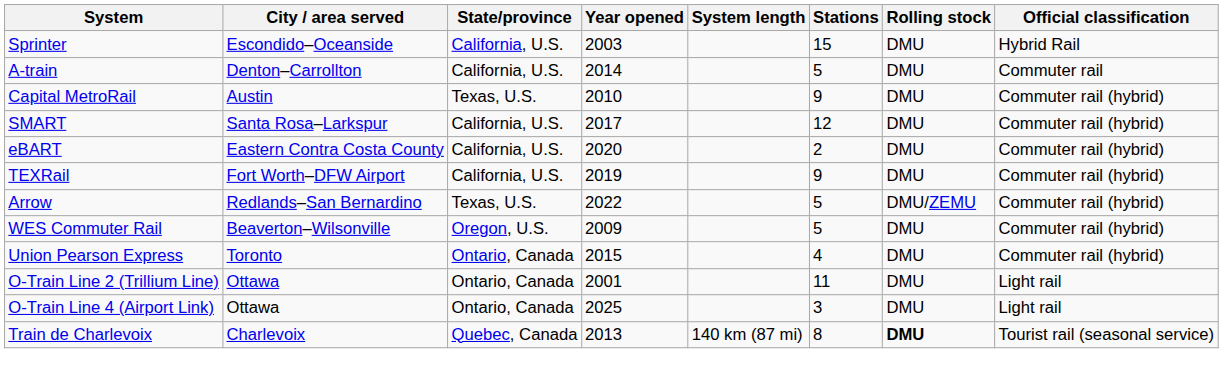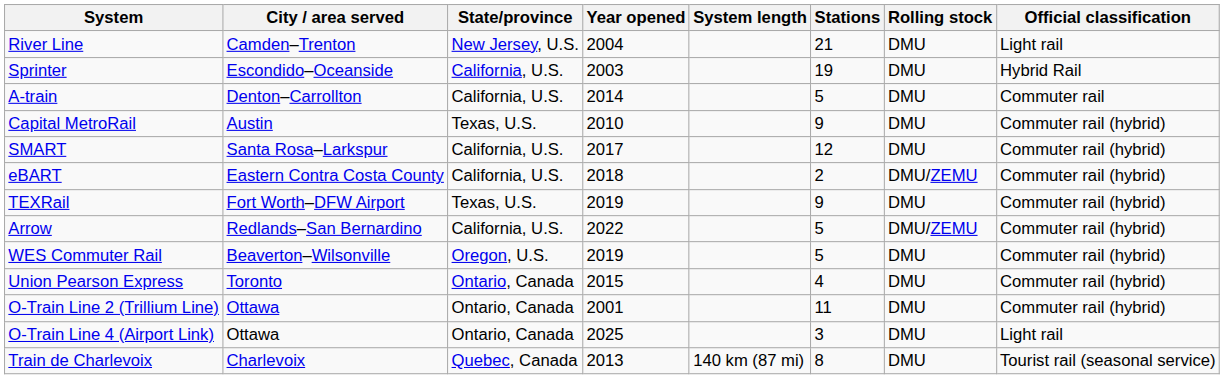+ row: (46, 44)
(822, 44) 15 -> (824, 70) 19
(604, 149) 2020 -> (605, 176) 2018
(905, 149) DMU -> (933, 176) DMU/ZEMU
(508, 176) California, U.S. -> (494, 202) Texas, U.S.
(494, 202) Texas, U.S. -> (508, 228) California, U.S.
(604, 228) 2009 -> (605, 255) 2019
(1030, 281) Light rail -> (1083, 307) Commuter rail (hybrid)
(905, 334) bold -> (907, 360) normal
